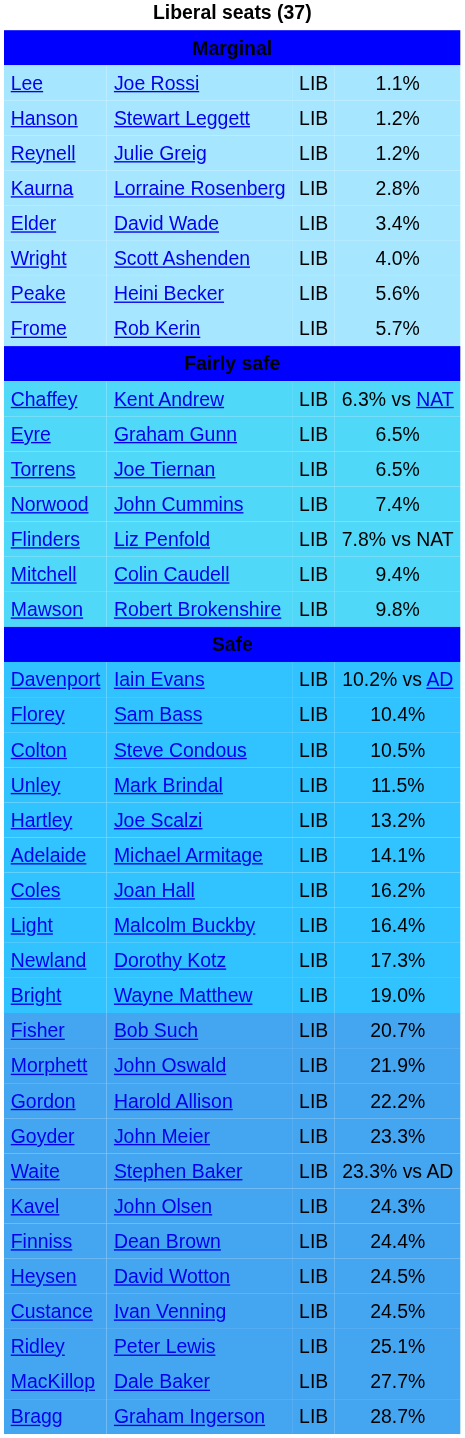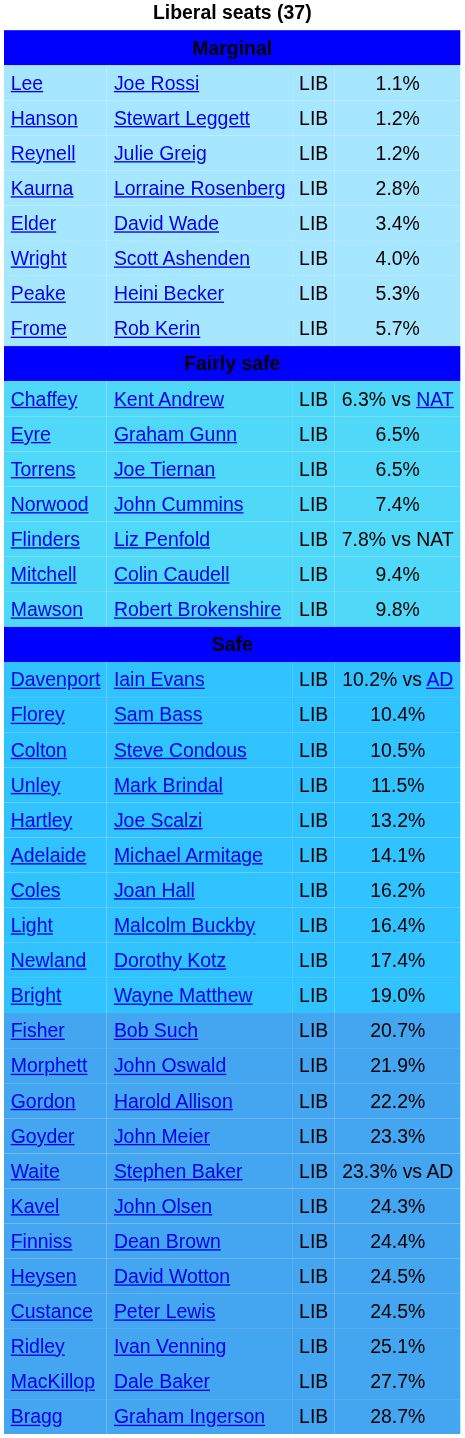(398, 293) 5.6% -> (398, 293) 5.3%
(398, 960) 17.3% -> (398, 960) 17.4%
(170, 1311) Ivan Venning -> (165, 1311) Peter Lewis
(165, 1346) Peter Lewis -> (170, 1346) Ivan Venning
